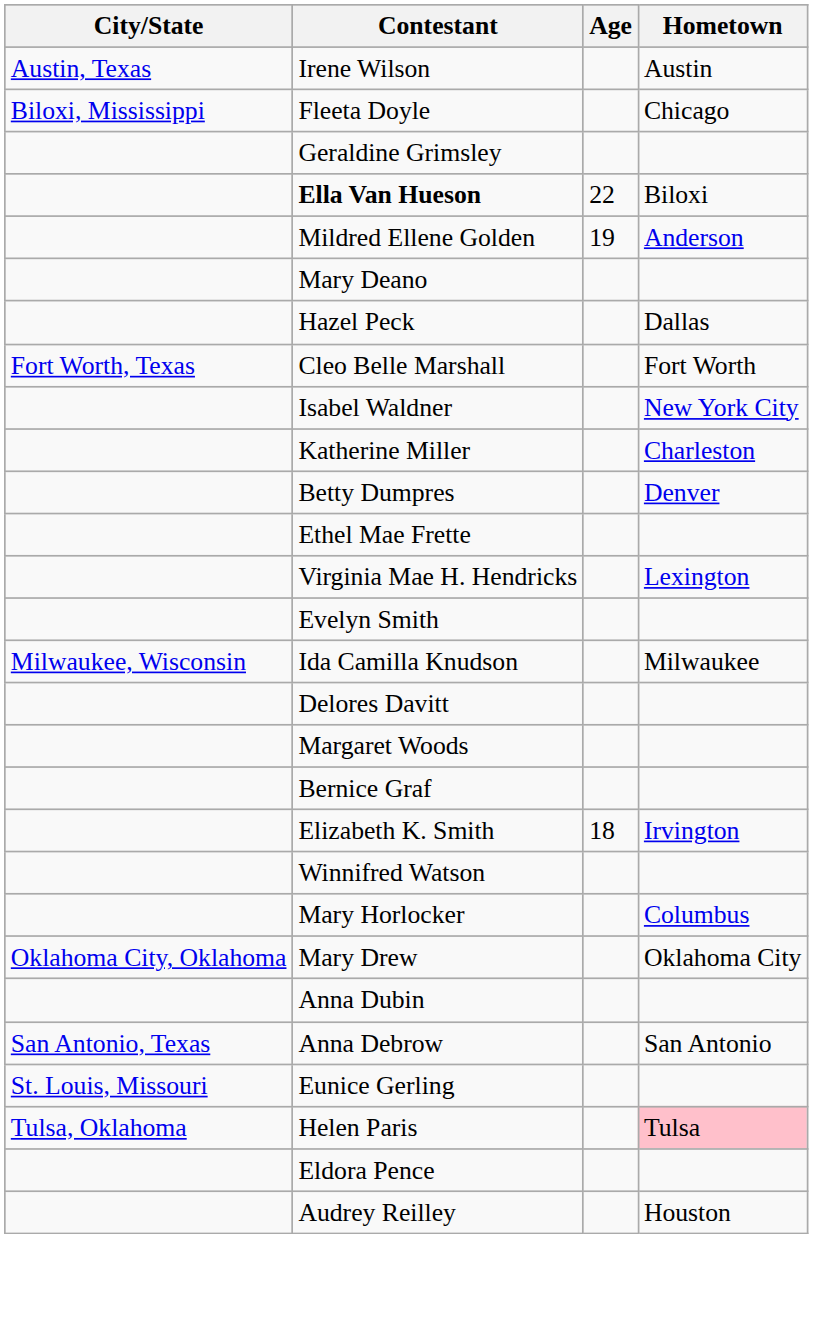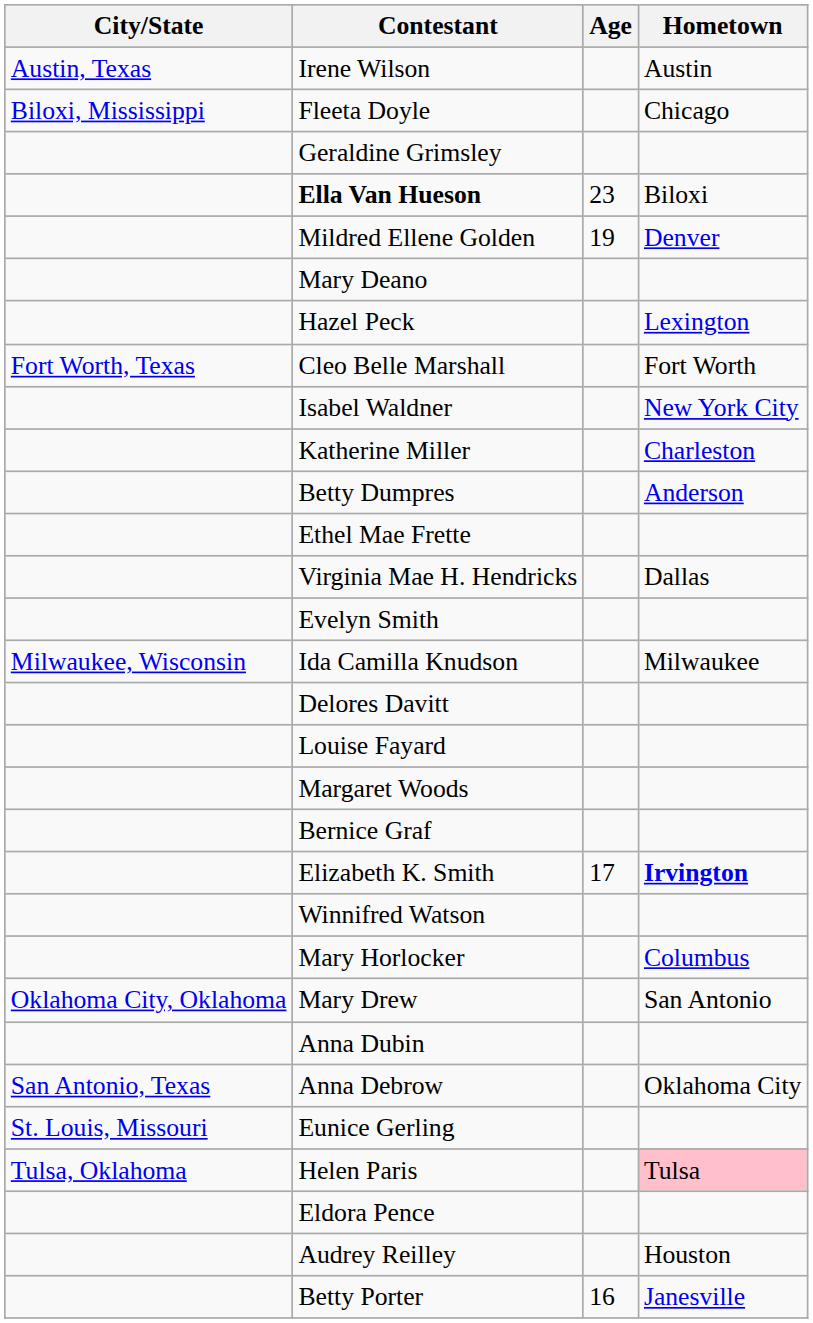(602, 195) 22 -> (602, 195) 23
(694, 237) Anderson -> (682, 237) Denver
(677, 322) Dallas -> (697, 322) Lexington
(682, 491) Denver -> (694, 491) Anderson
(697, 576) Lexington -> (677, 576) Dallas
+ row: (372, 745)
(602, 830) 18 -> (602, 872) 17
(692, 830) normal -> (696, 872) bold
(723, 957) Oklahoma City -> (708, 1000) San Antonio
(708, 1042) San Antonio -> (723, 1084) Oklahoma City
+ row: (361, 1296)
